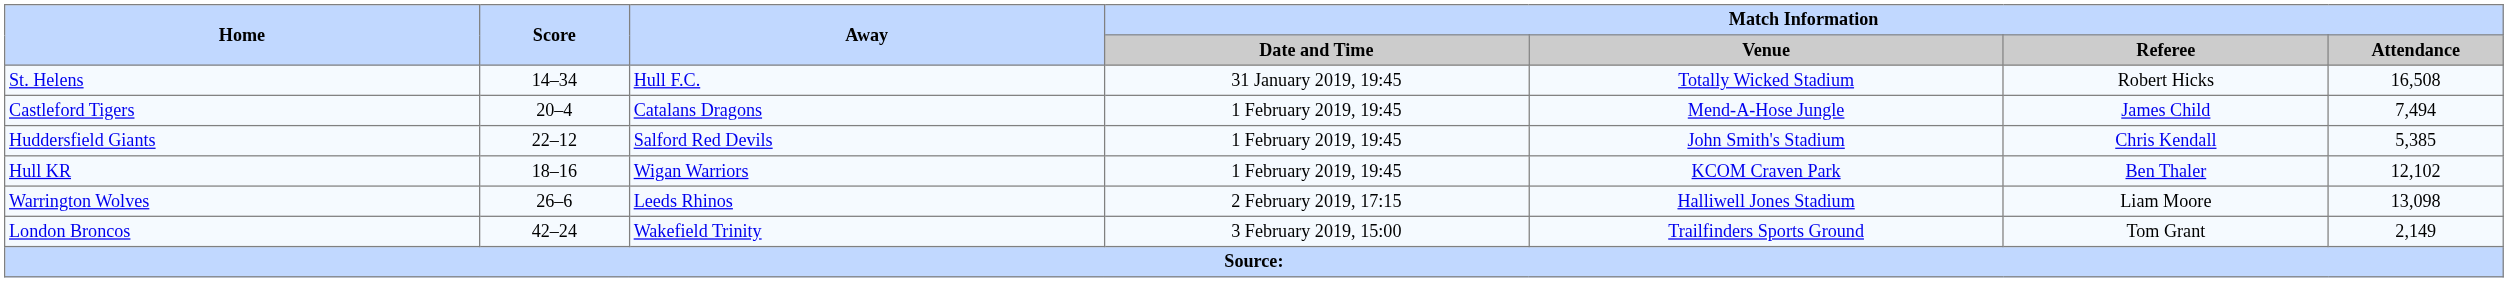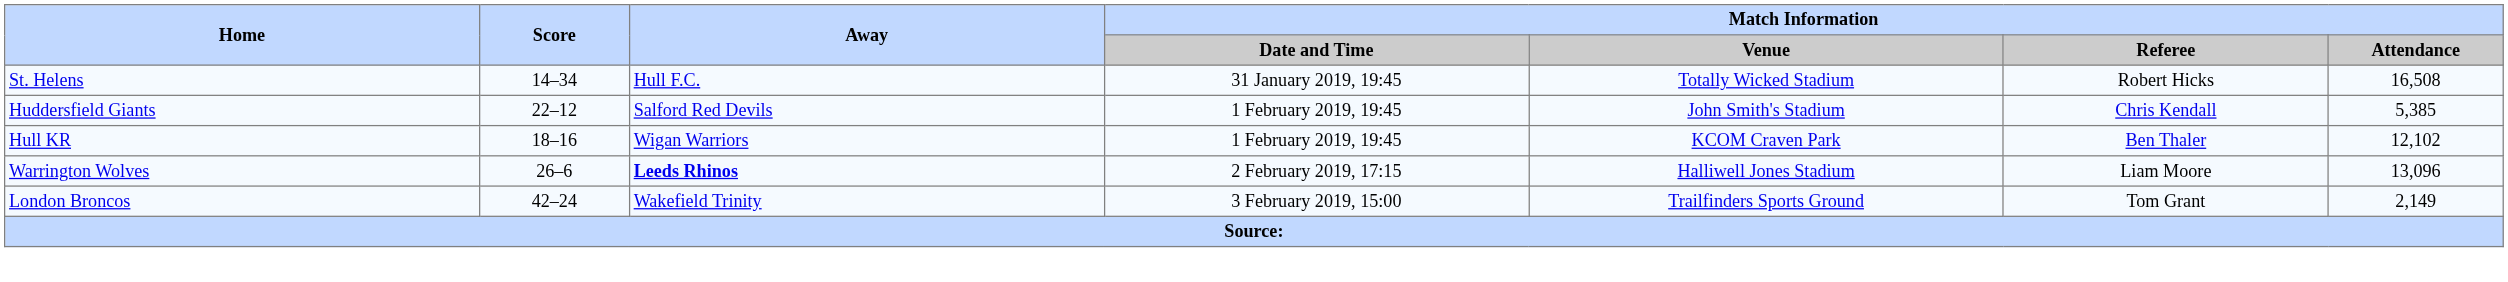- row: (72, 110)
(683, 201) normal -> (686, 170) bold
(2416, 201) 13,098 -> (2416, 170) 13,096
